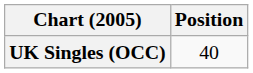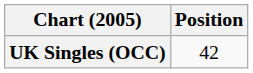(209, 51) 40 -> (209, 51) 42
